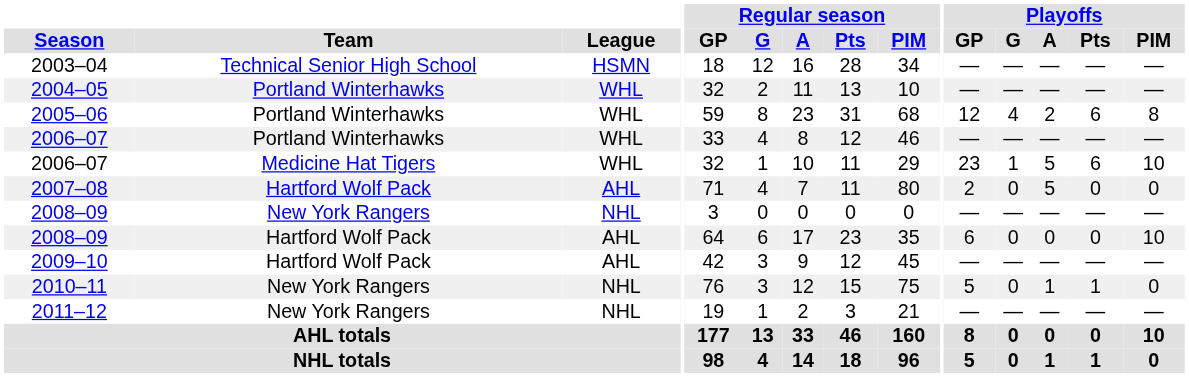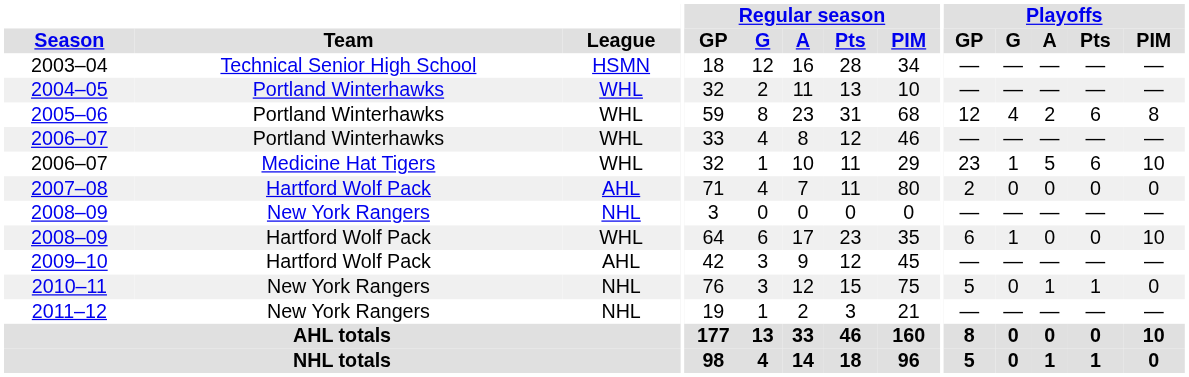(1050, 188) 5 -> (1050, 188) 0
(621, 237) AHL -> (621, 237) WHL
(1013, 237) 0 -> (1013, 237) 1
